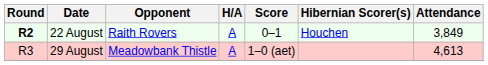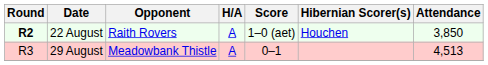(272, 32) 0–1 -> (272, 32) 1–0 (aet)
(448, 32) 3,849 -> (448, 32) 3,850
(272, 51) 1–0 (aet) -> (272, 51) 0–1
(448, 51) 4,613 -> (448, 51) 4,513
